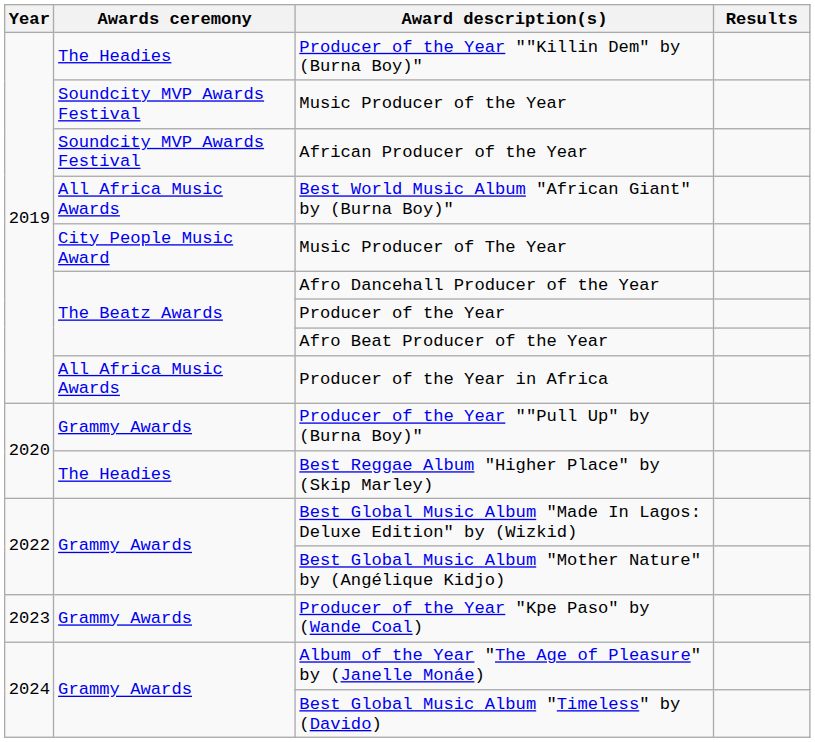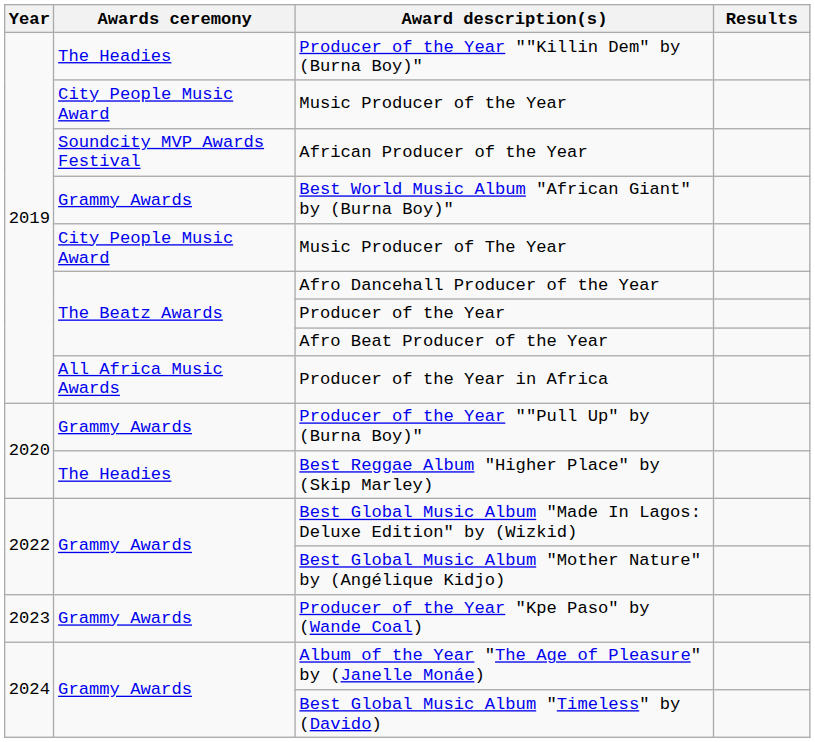(161, 104) Soundcity MVP Awards Festival -> (146, 104) City People Music Award
(141, 200) All Africa Music Awards -> (125, 200) Grammy Awards
